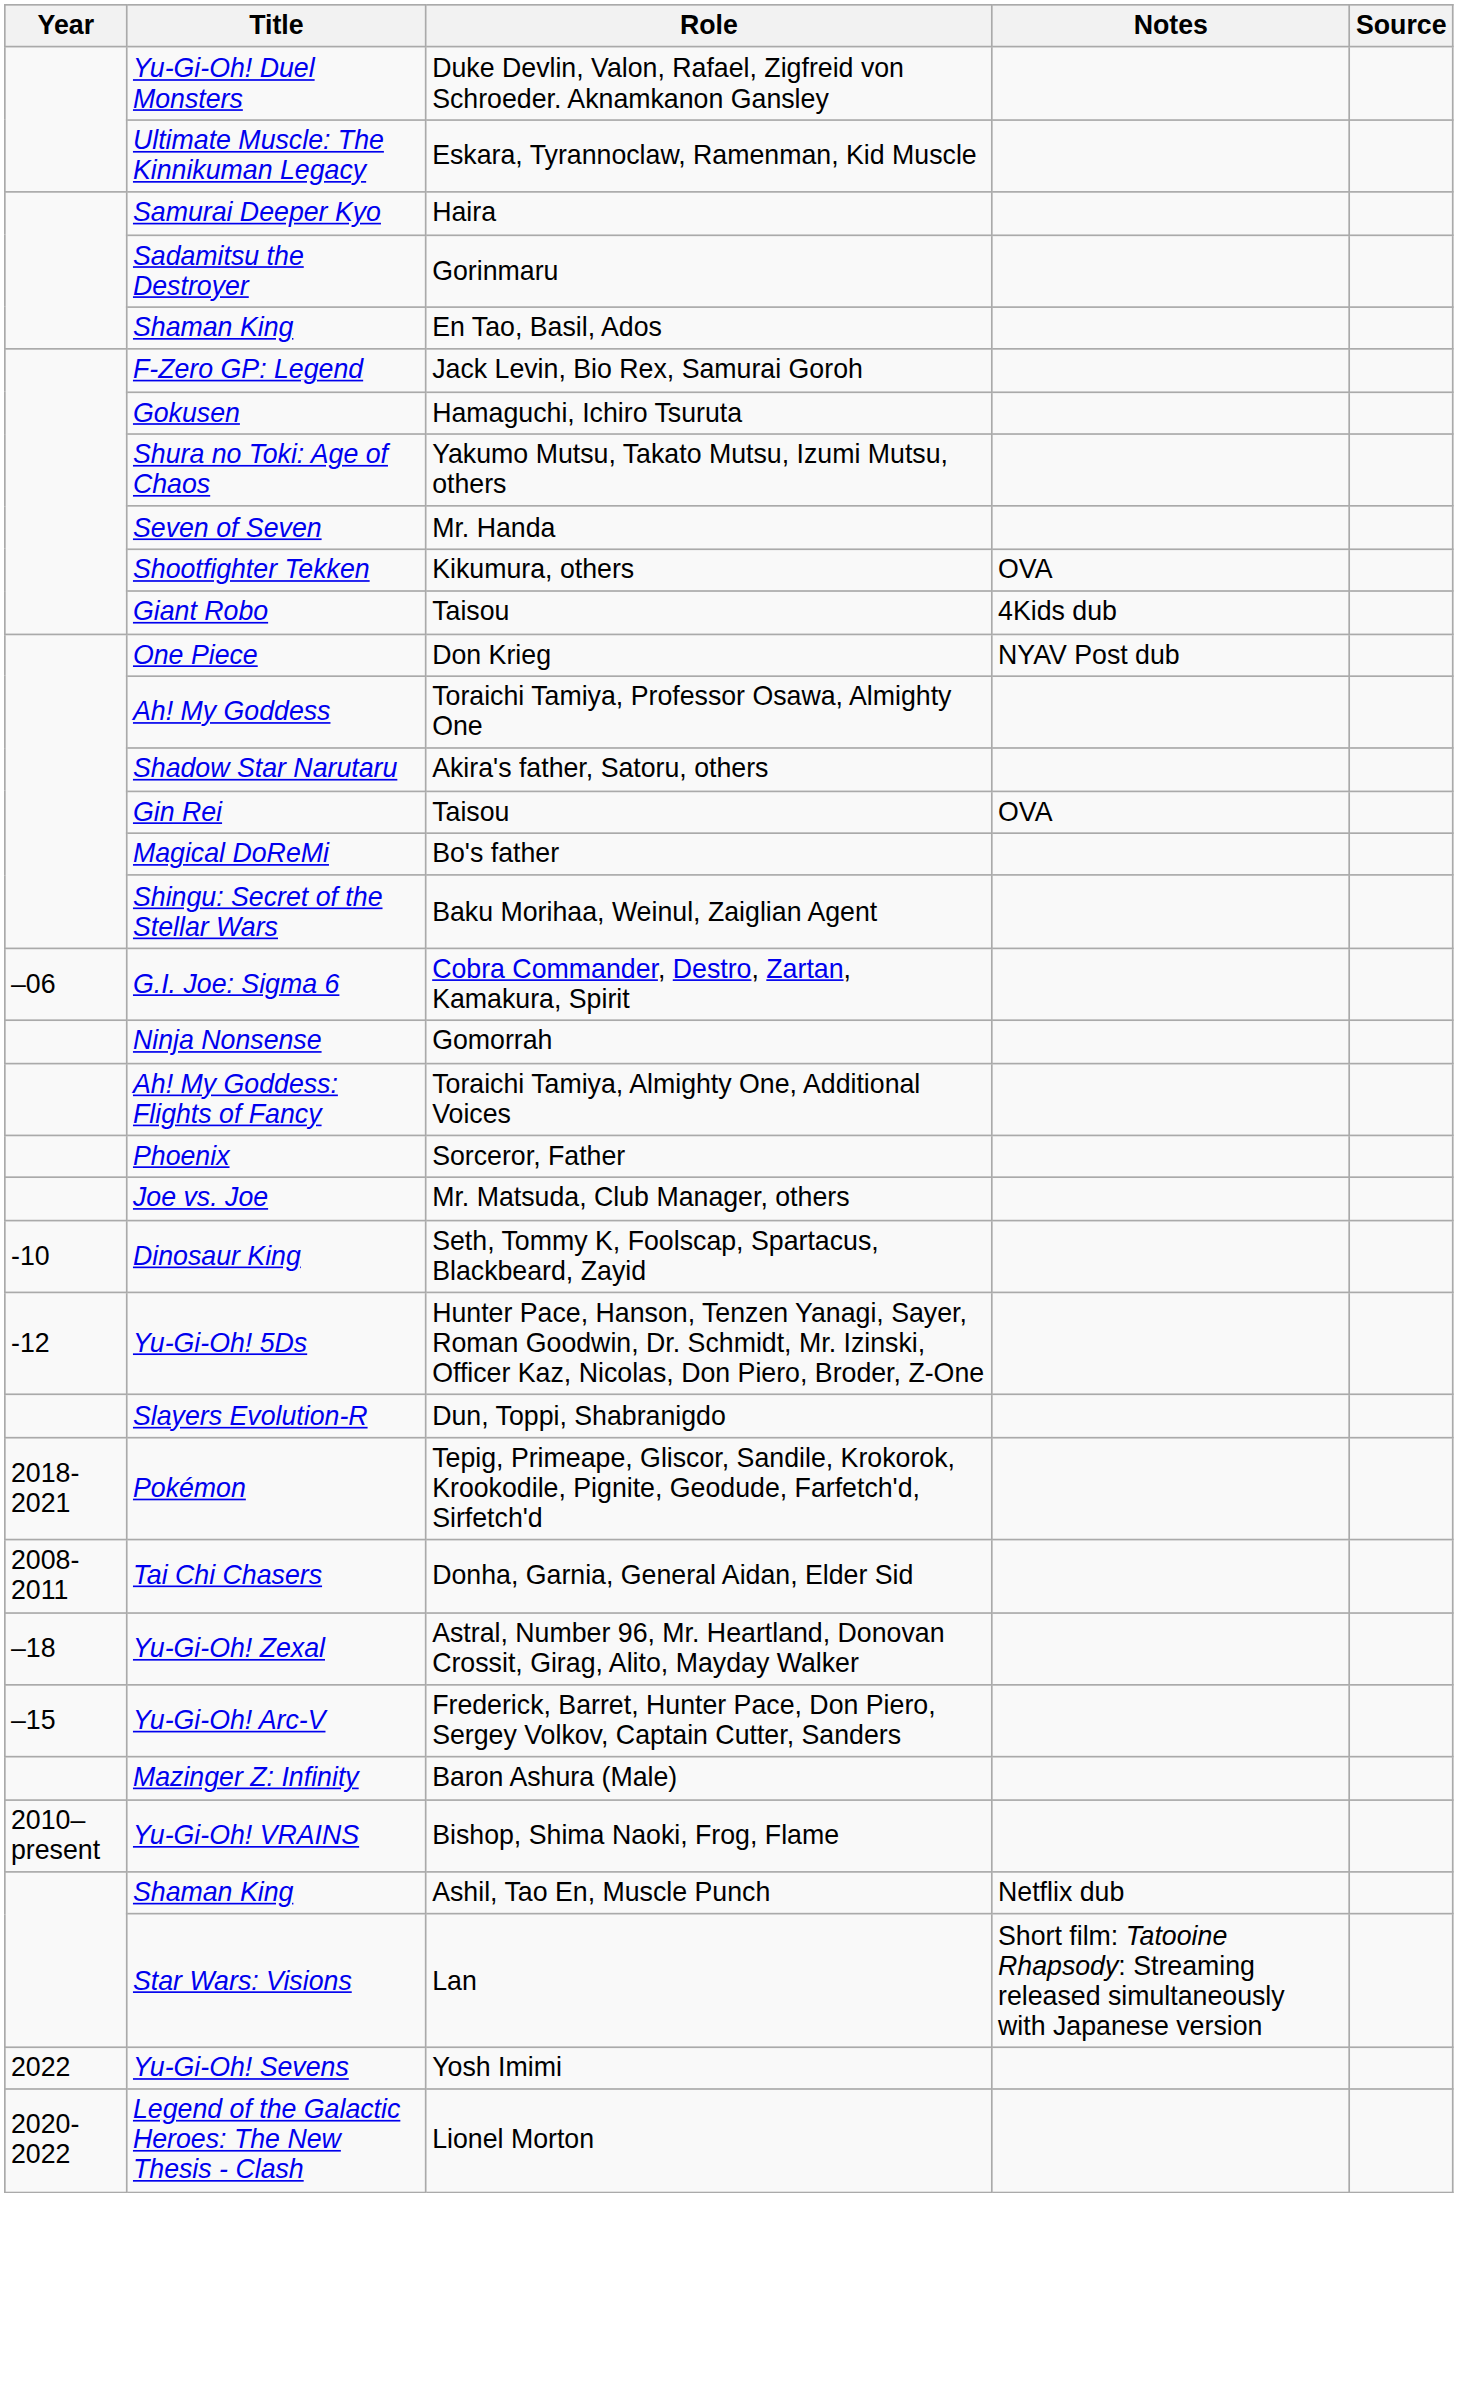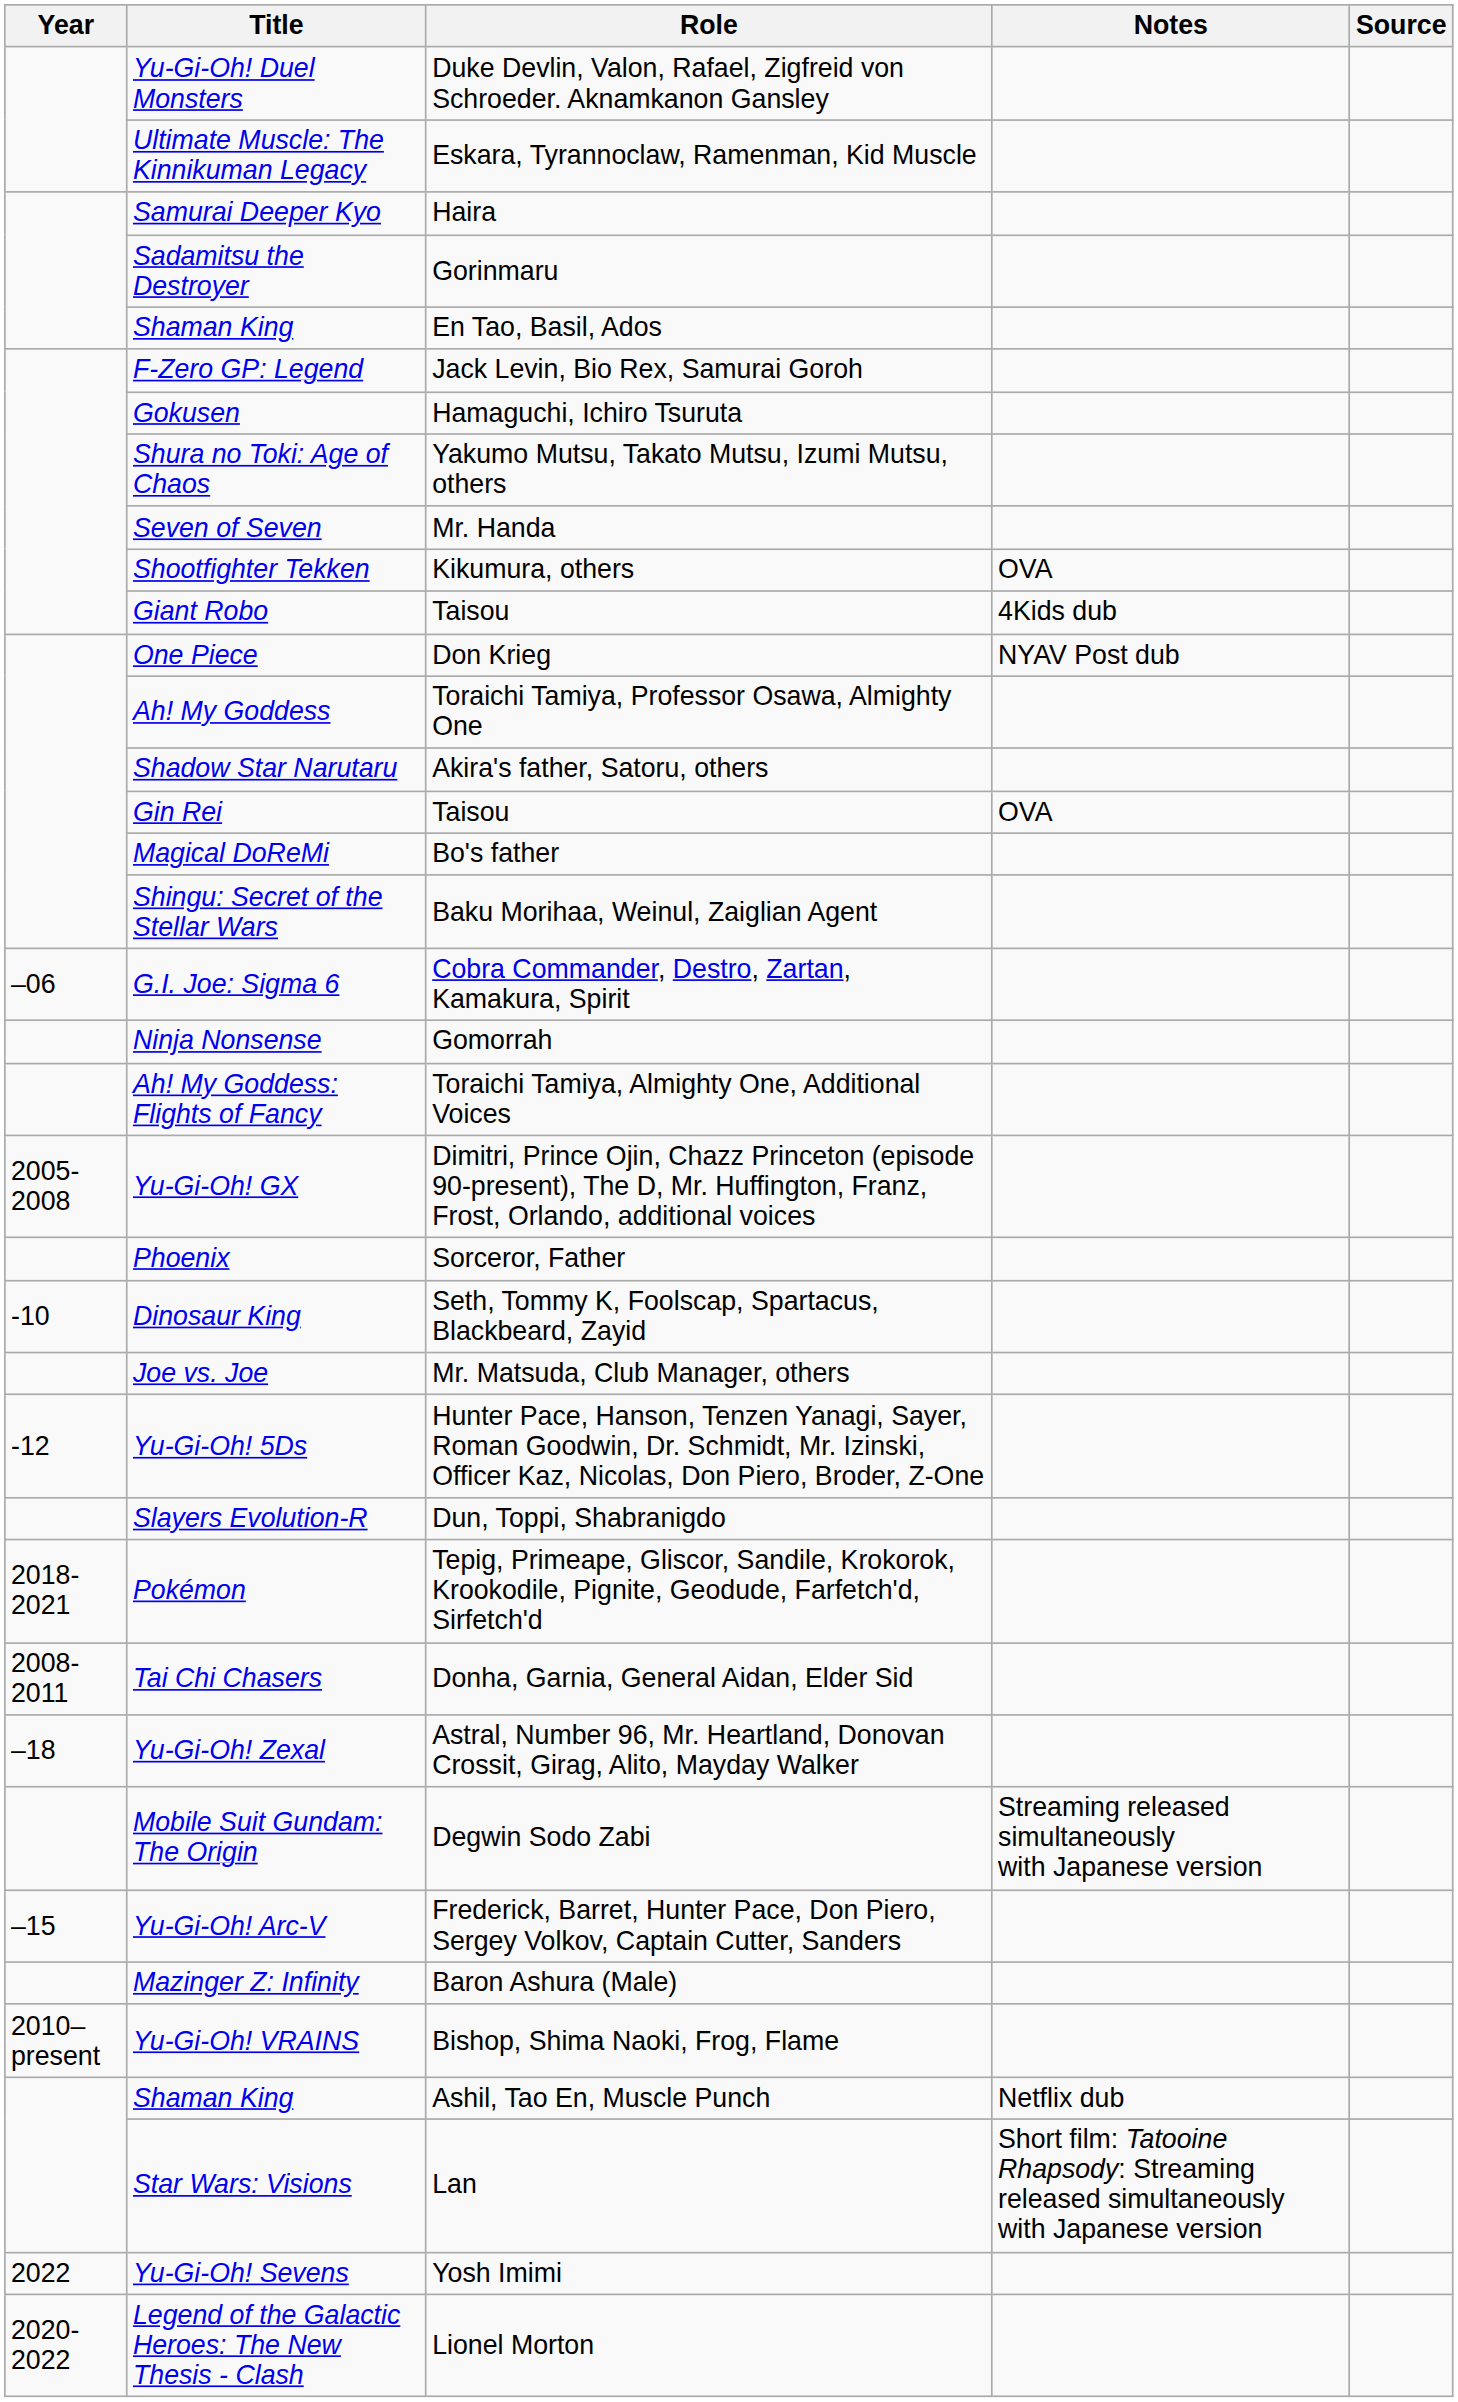+ row: (216, 1186)
rows swapped: (217, 1255) <-> (201, 1198)
+ row: (258, 1838)
